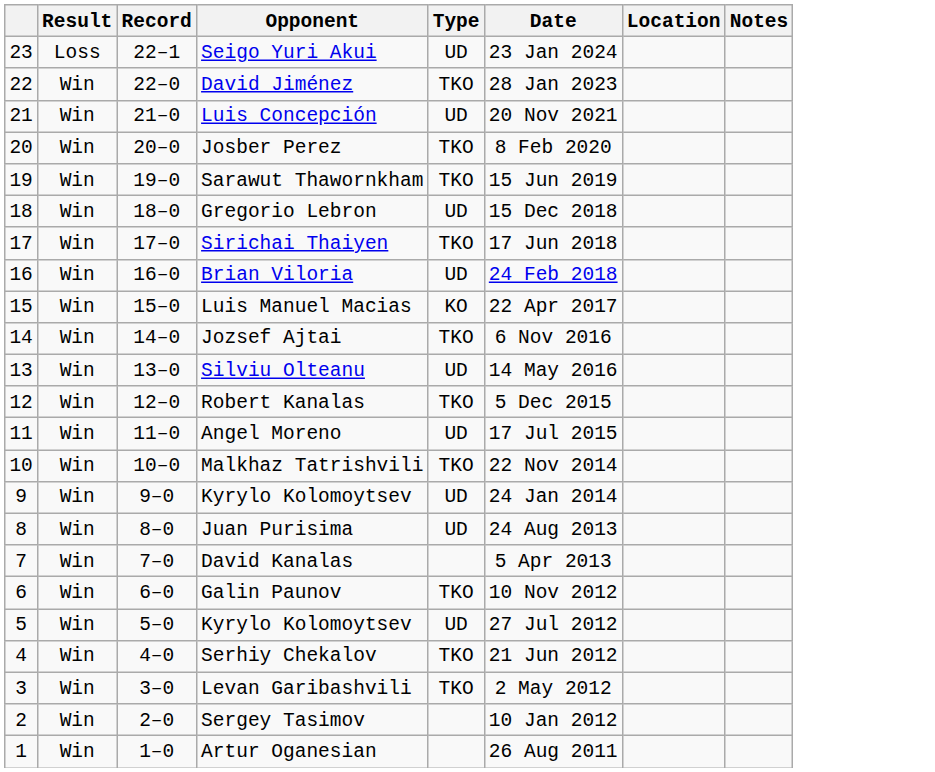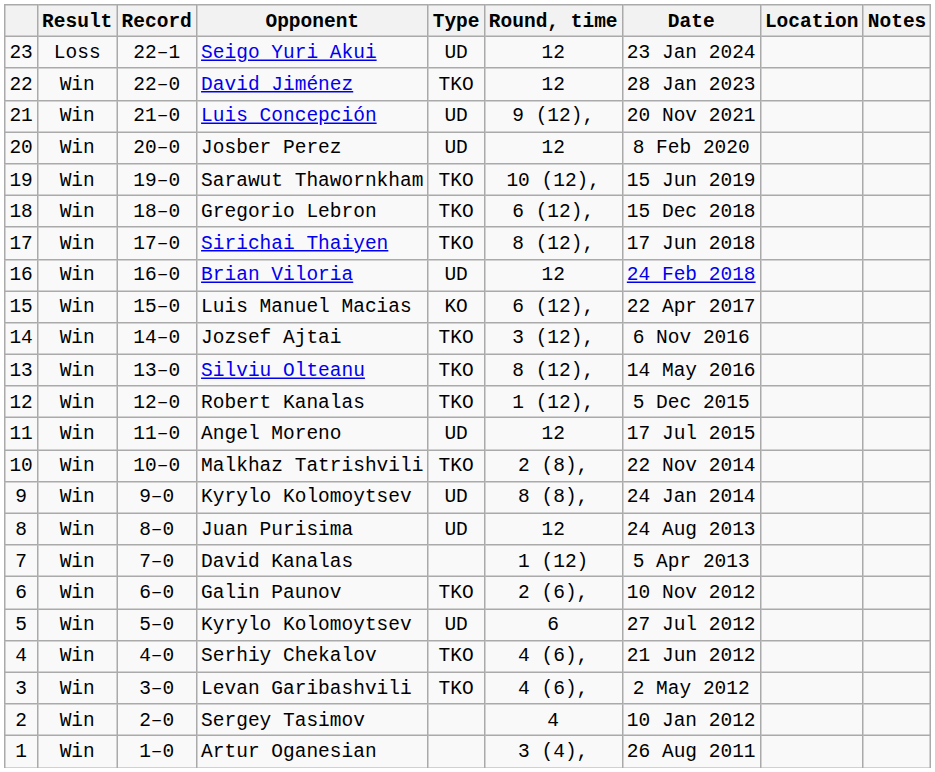+ column: (553, 21)
(456, 148) TKO -> (456, 148) UD
(456, 211) UD -> (456, 211) TKO
(456, 370) UD -> (456, 370) TKO
